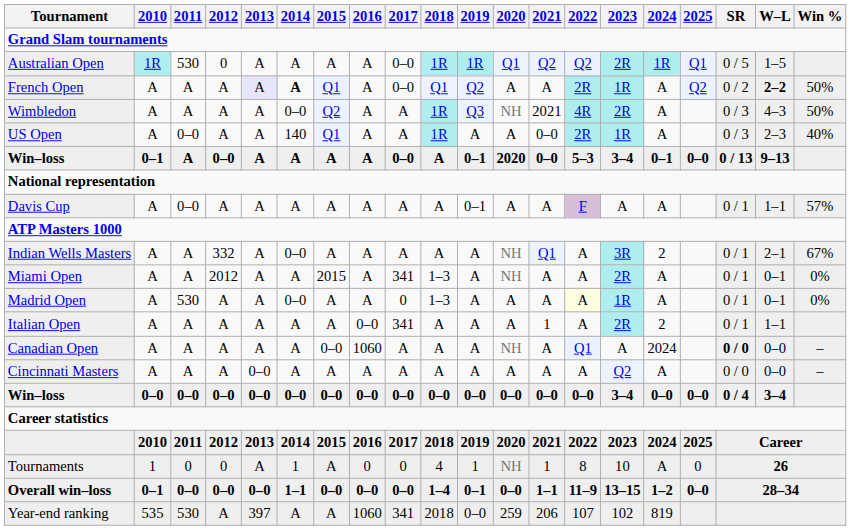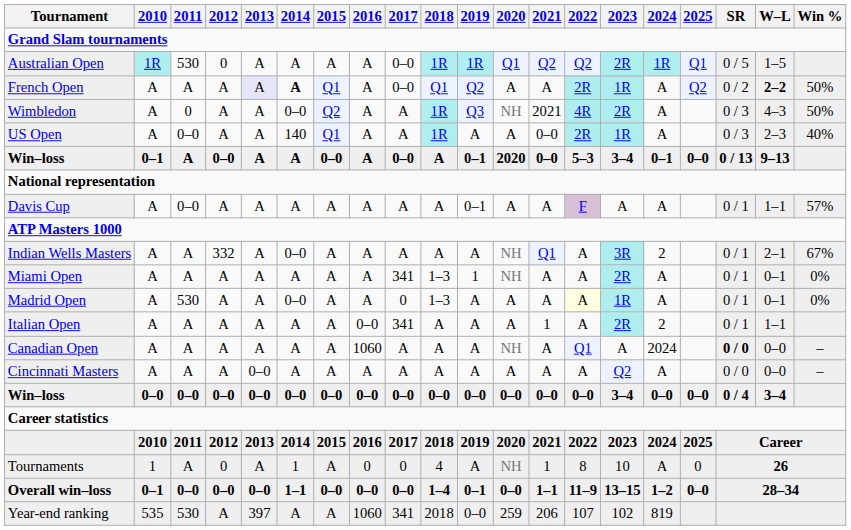(188, 110) A -> (188, 110) 0
(331, 157) A -> (331, 157) 0–0
(224, 276) 2012 -> (224, 276) A
(331, 276) 2015 -> (331, 276) A
(475, 276) A -> (475, 276) 1
(331, 347) 0–0 -> (331, 347) A
(188, 465) 0 -> (188, 465) A
(475, 465) 1 -> (475, 465) A
